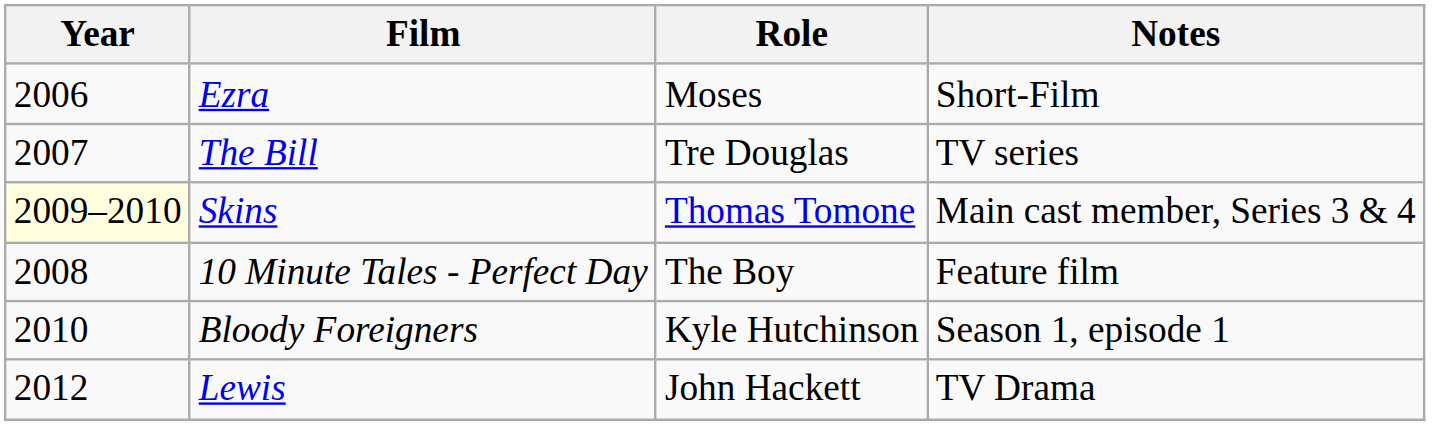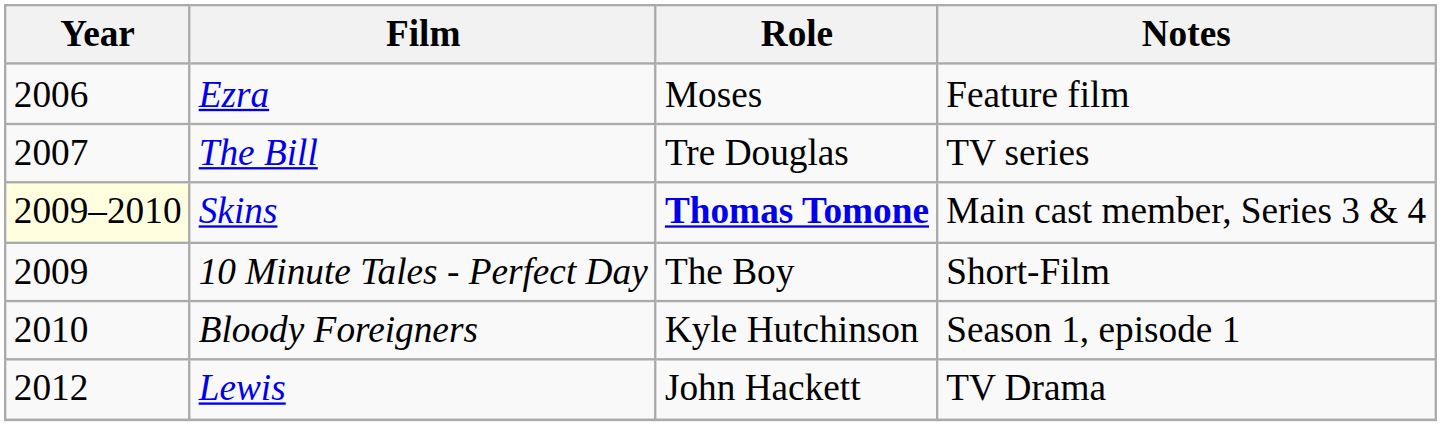(1018, 93) Short-Film -> (1038, 93) Feature film
(790, 211) normal -> (797, 211) bold
(51, 270) 2008 -> (51, 270) 2009
(1027, 270) Feature film -> (1028, 270) Short-Film
